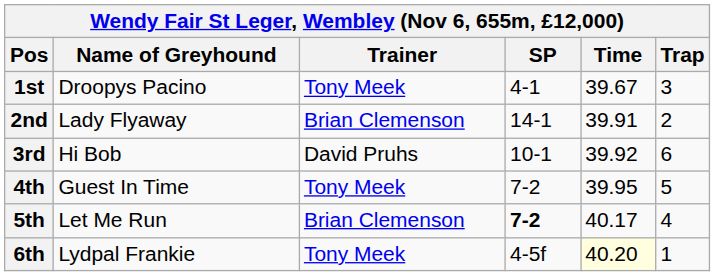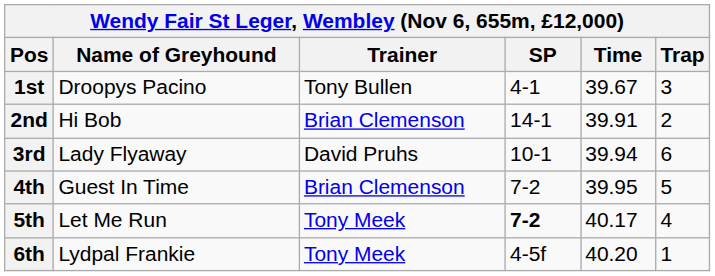(355, 87) Tony Meek -> (358, 87) Tony Bullen
(123, 120) Lady Flyaway -> (90, 120) Hi Bob
(90, 154) Hi Bob -> (123, 154) Lady Flyaway
(611, 154) 39.92 -> (611, 154) 39.94
(355, 187) Tony Meek -> (384, 187) Brian Clemenson
(384, 220) Brian Clemenson -> (355, 220) Tony Meek
(611, 253) lightyellow background -> (611, 253) no background
